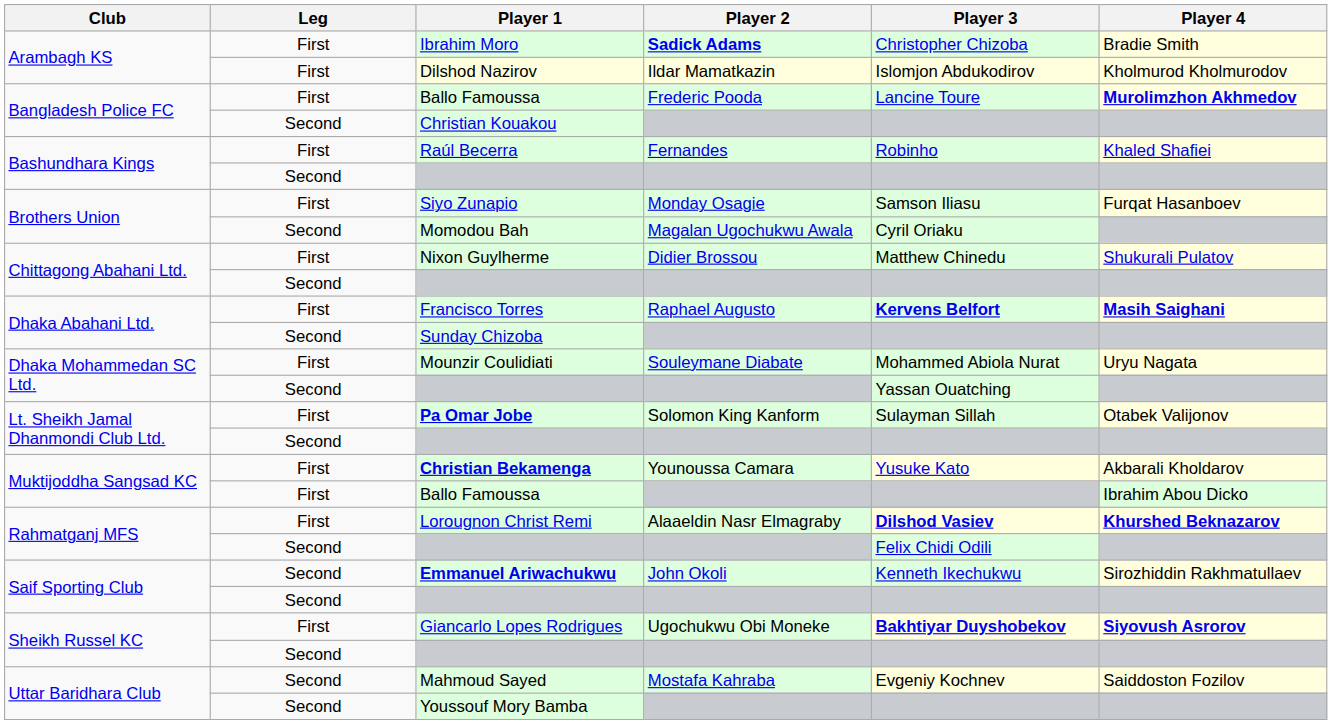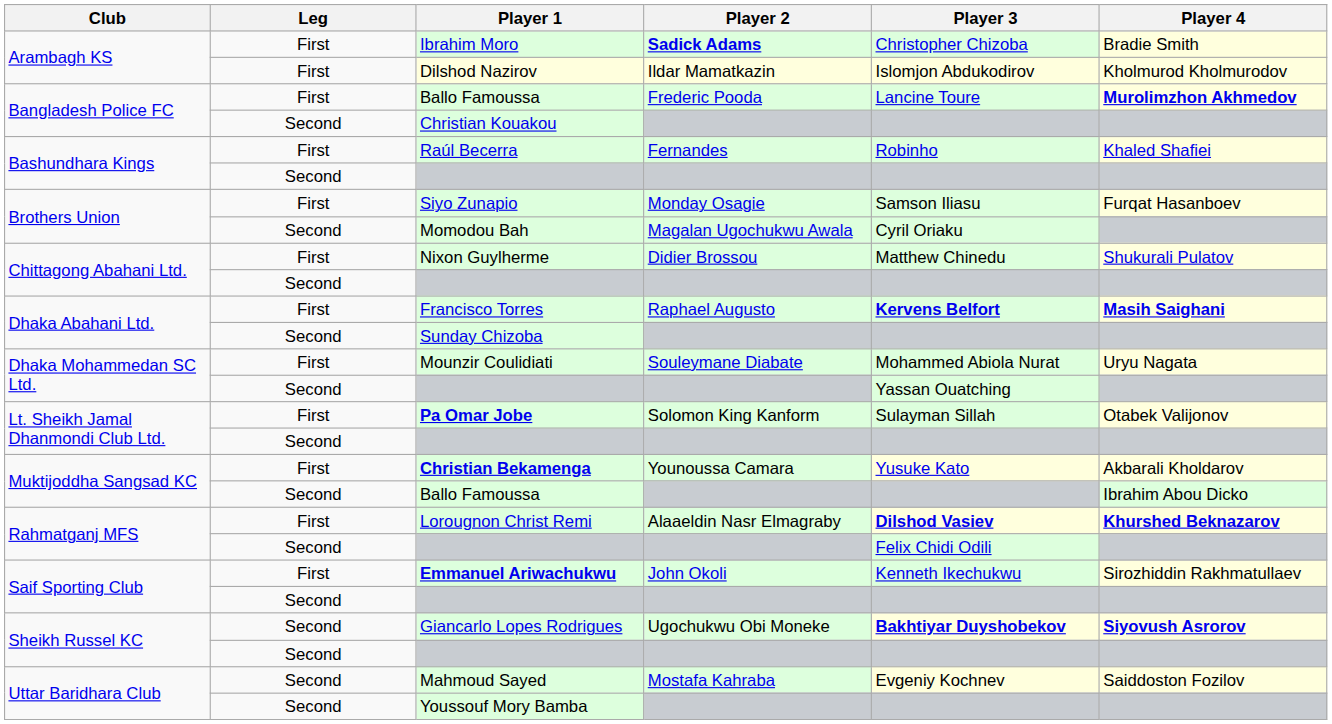(313, 494) First -> (313, 494) Second
(313, 574) Second -> (313, 574) First
(313, 627) First -> (313, 627) Second
